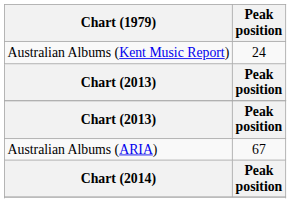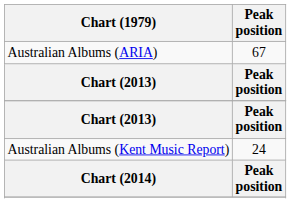rows swapped: (118, 52) <-> (83, 149)
